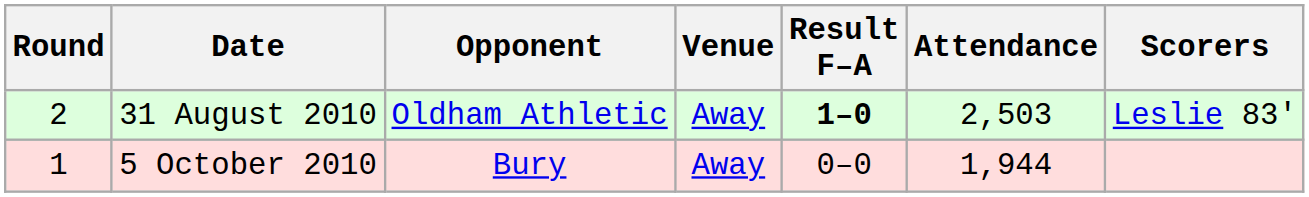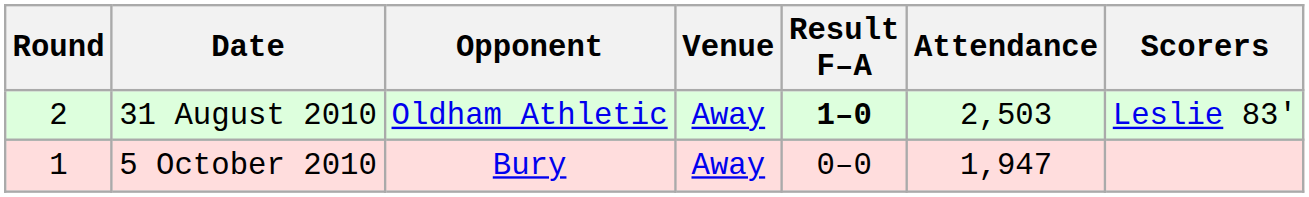(1006, 166) 1,944 -> (1006, 166) 1,947
